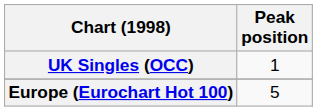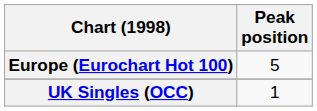rows swapped: (121, 92) <-> (121, 65)
